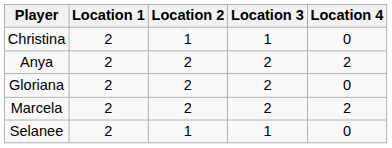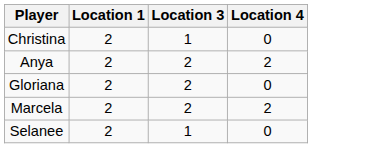- column: (188, 16)
